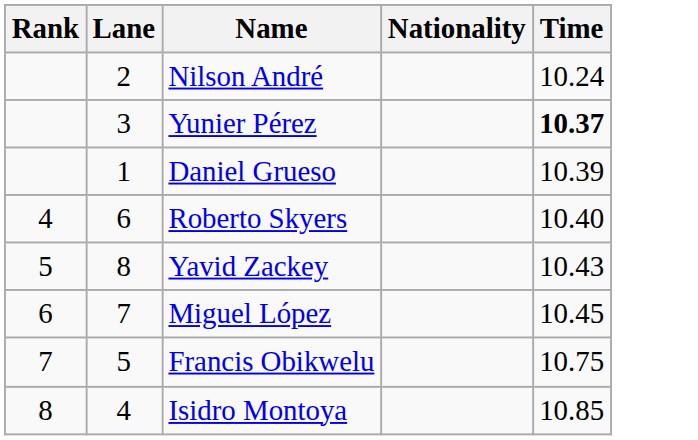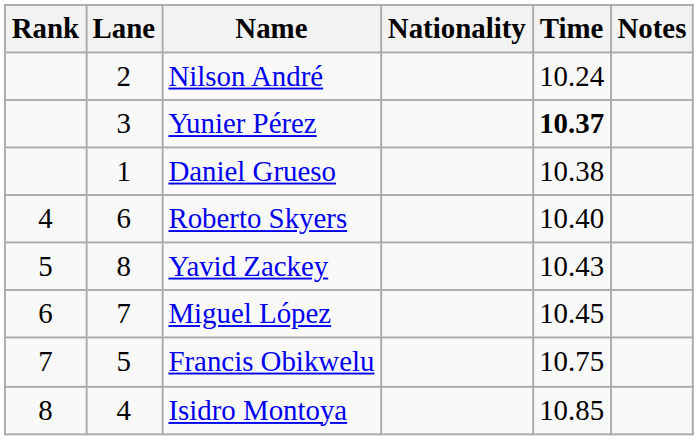+ column: (652, 28)
(572, 171) 10.39 -> (572, 171) 10.38
